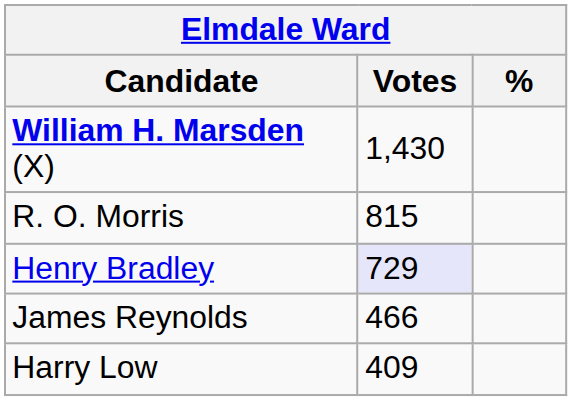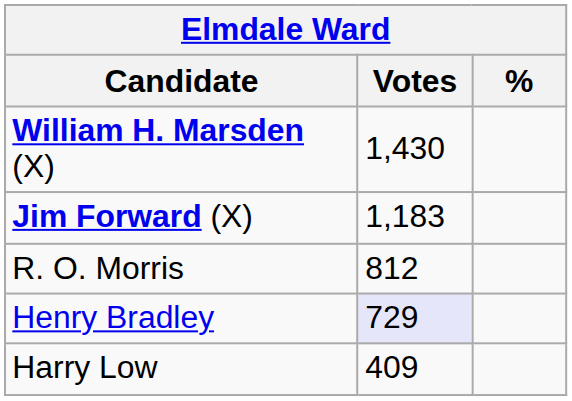+ row: (133, 217)
(392, 217) 815 -> (392, 267) 812
- row: (130, 318)
